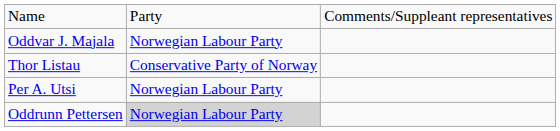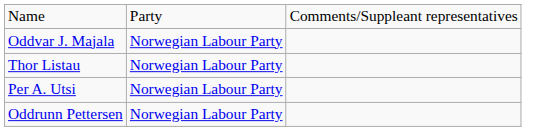(223, 65) Conservative Party of Norway -> (206, 65) Norwegian Labour Party
(206, 114) lightgrey background -> (206, 114) no background
